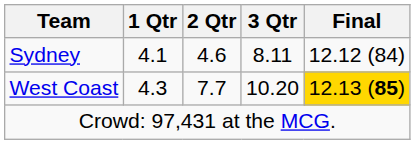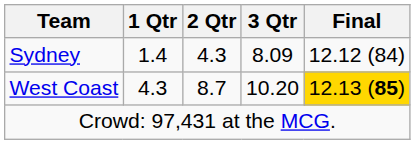(153, 54) 4.1 -> (153, 54) 1.4
(212, 54) 4.6 -> (212, 54) 4.3
(273, 54) 8.11 -> (273, 54) 8.09
(212, 88) 7.7 -> (212, 88) 8.7
